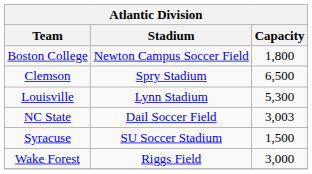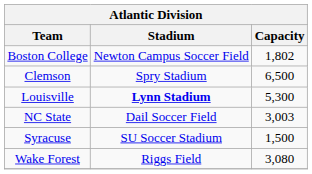(280, 55) 1,800 -> (280, 55) 1,802
(171, 96) normal -> (171, 96) bold
(280, 158) 3,000 -> (280, 158) 3,080
